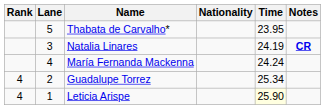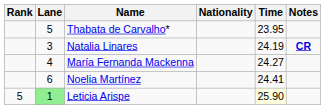(271, 63) 24.24 -> (271, 63) 24.27
+ row: (104, 79)
- row: (109, 79)
(20, 96) 4 -> (20, 96) 5
(50, 96) no background -> (50, 96) lightgreen background
